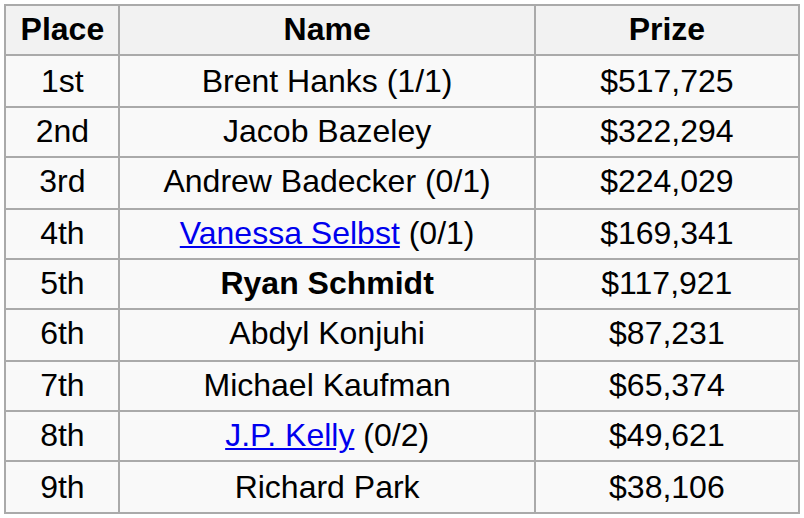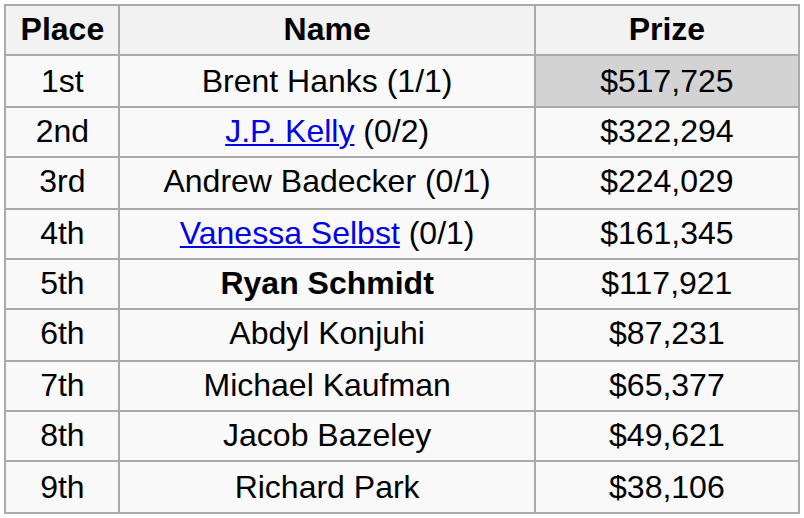(667, 80) no background -> (667, 80) lightgrey background
(327, 131) Jacob Bazeley -> (327, 131) J.P. Kelly (0/2)
(667, 232) $169,341 -> (667, 232) $161,345
(667, 385) $65,374 -> (667, 385) $65,377
(327, 435) J.P. Kelly (0/2) -> (327, 435) Jacob Bazeley
